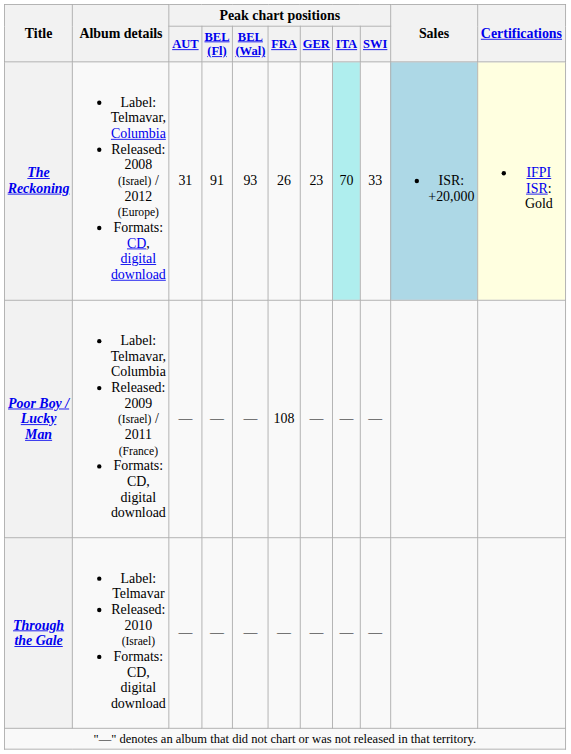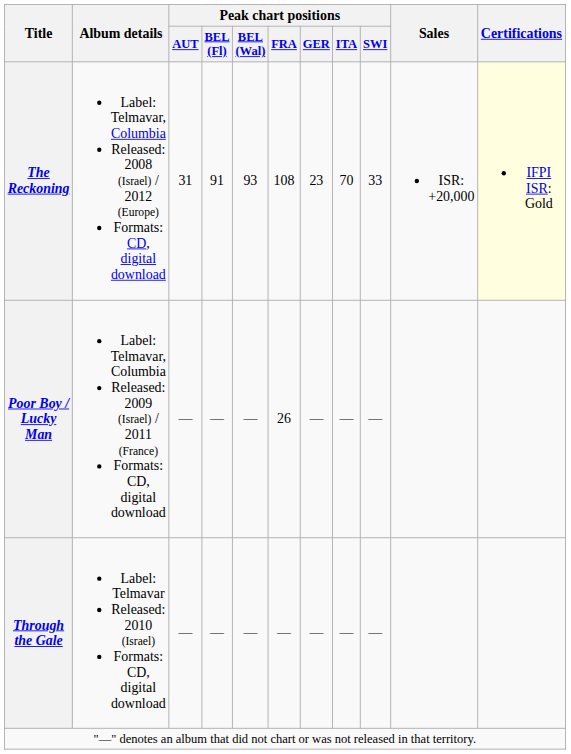(284, 180) 26 -> (284, 180) 108
(346, 180) paleturquoise background -> (346, 180) no background
(434, 189) lightblue background -> (434, 189) no background
(284, 418) 108 -> (284, 418) 26
